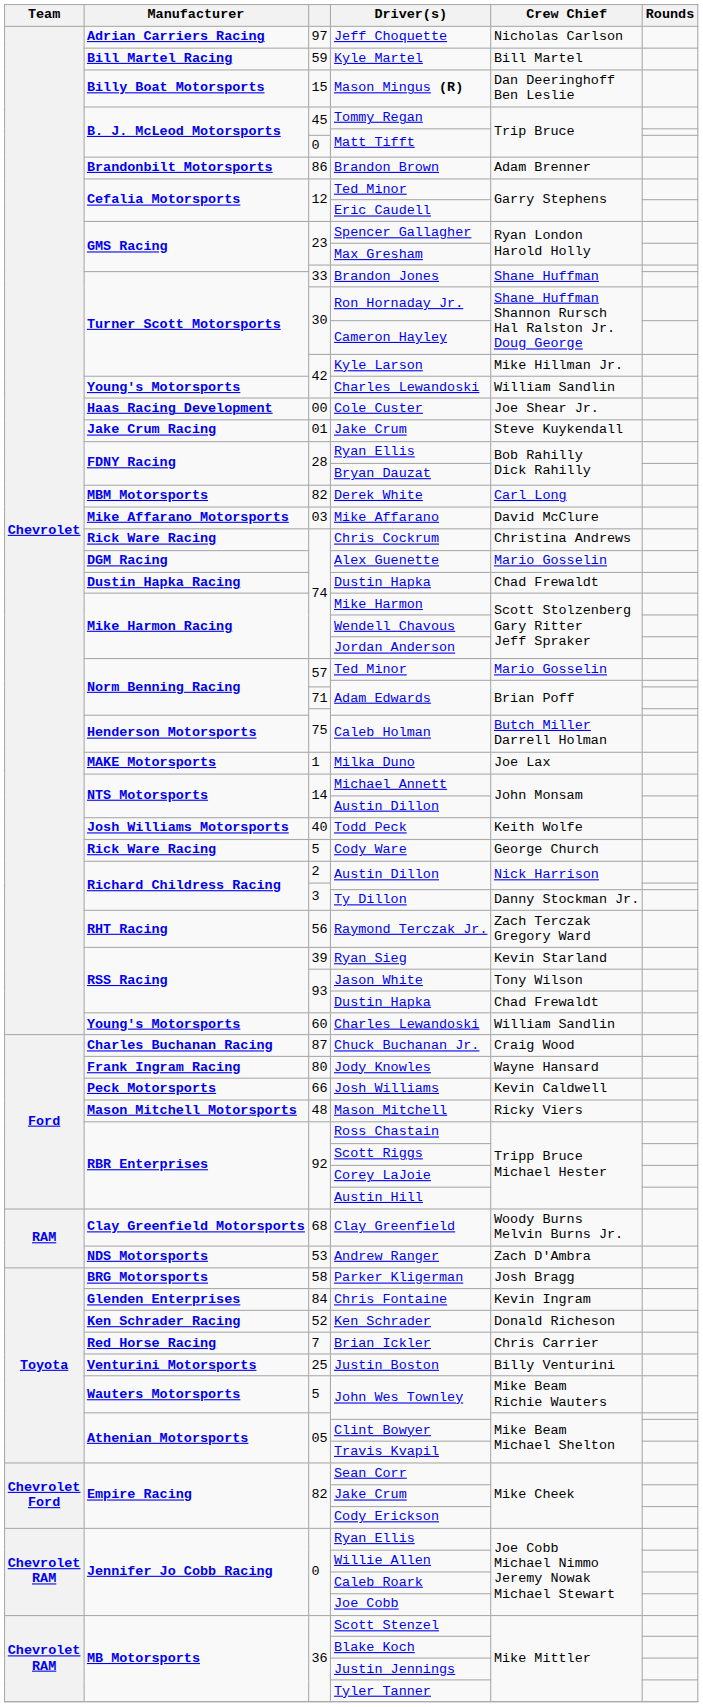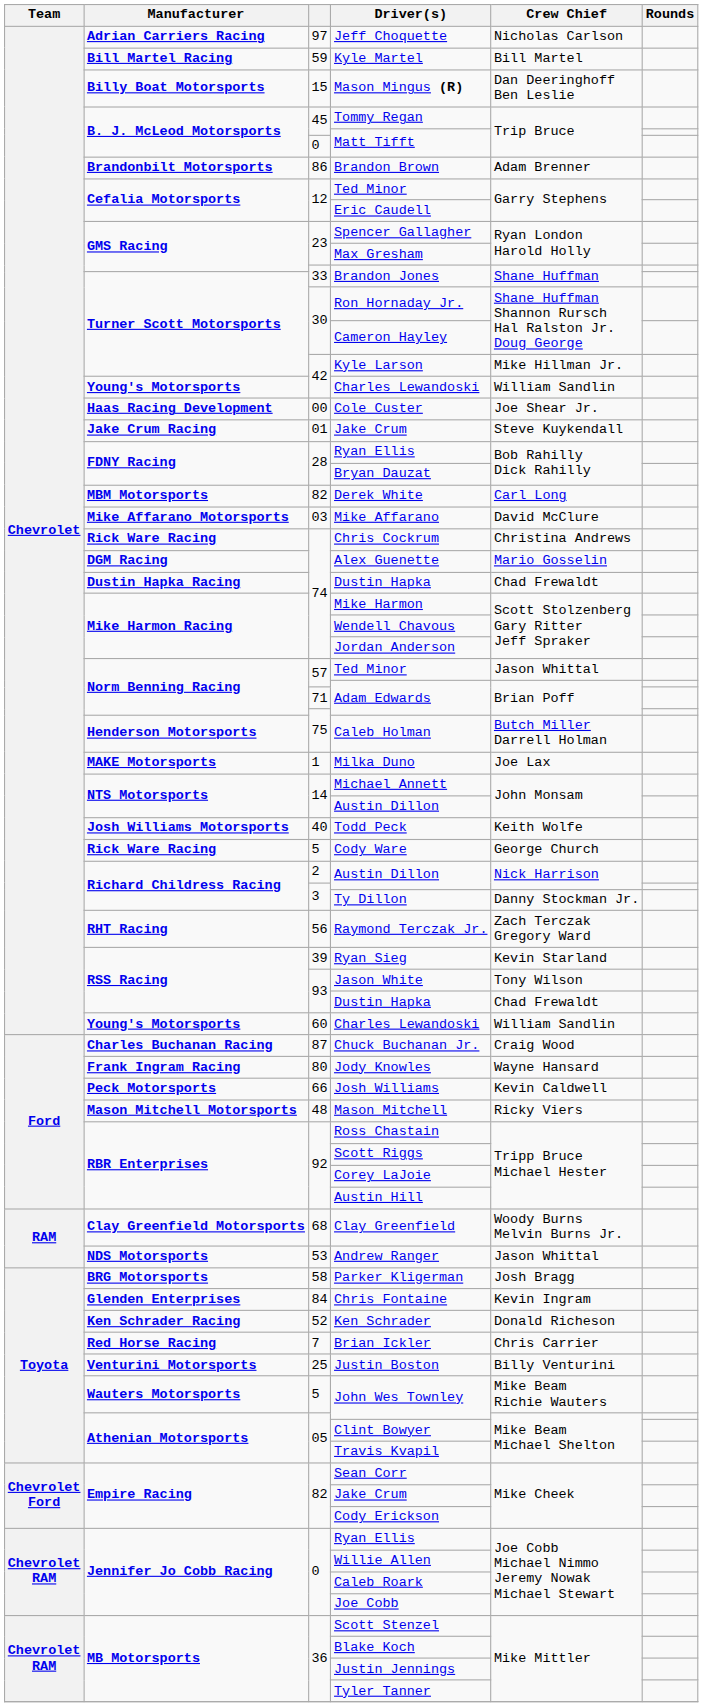(550, 670) Mario Gosselin -> (546, 670) Jason Whittal
(542, 1257) Zach D'Ambra -> (546, 1257) Jason Whittal
